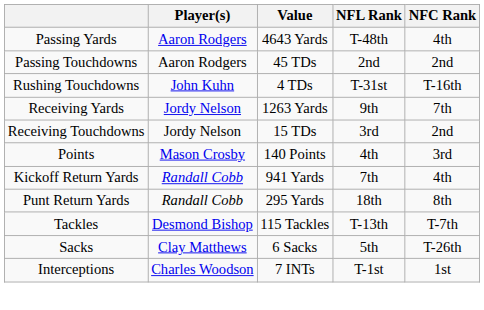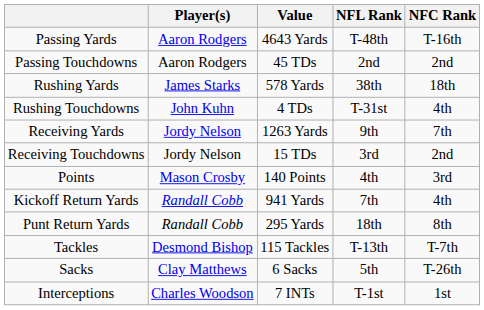(442, 39) 4th -> (442, 39) T-16th
+ row: (76, 85)
(442, 85) T-16th -> (442, 108) 4th
